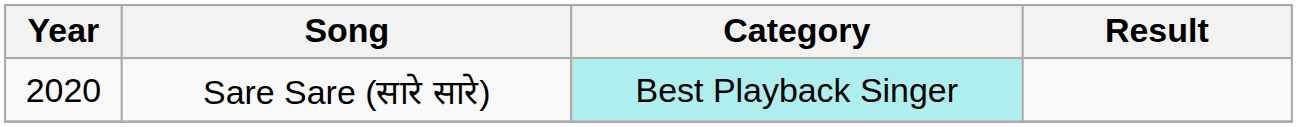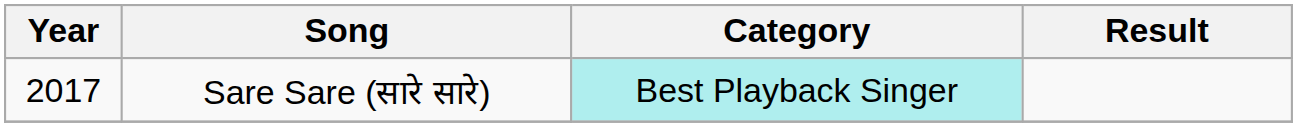(63, 89) 2020 -> (63, 89) 2017
